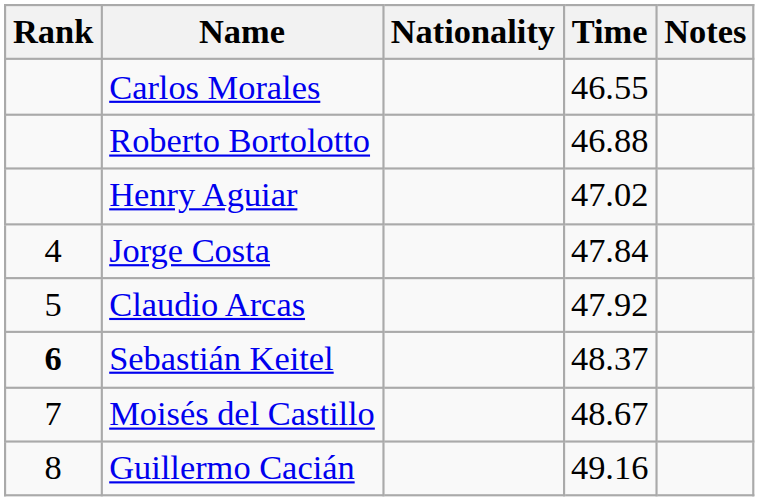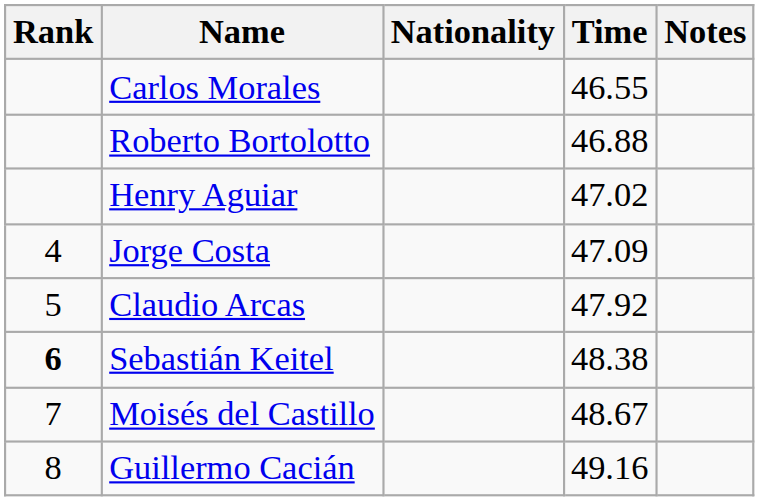(610, 250) 47.84 -> (610, 250) 47.09
(610, 359) 48.37 -> (610, 359) 48.38
